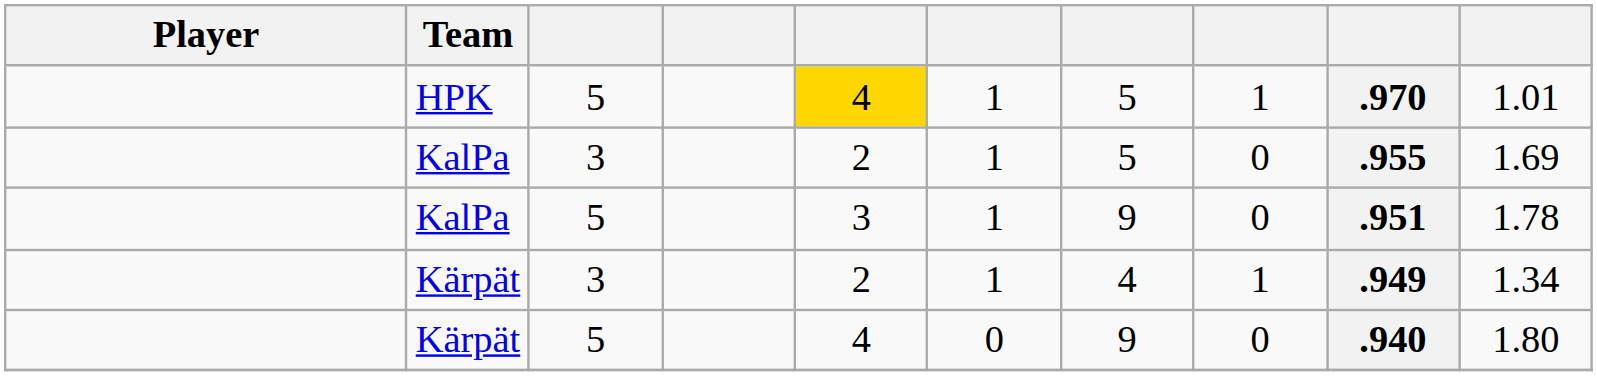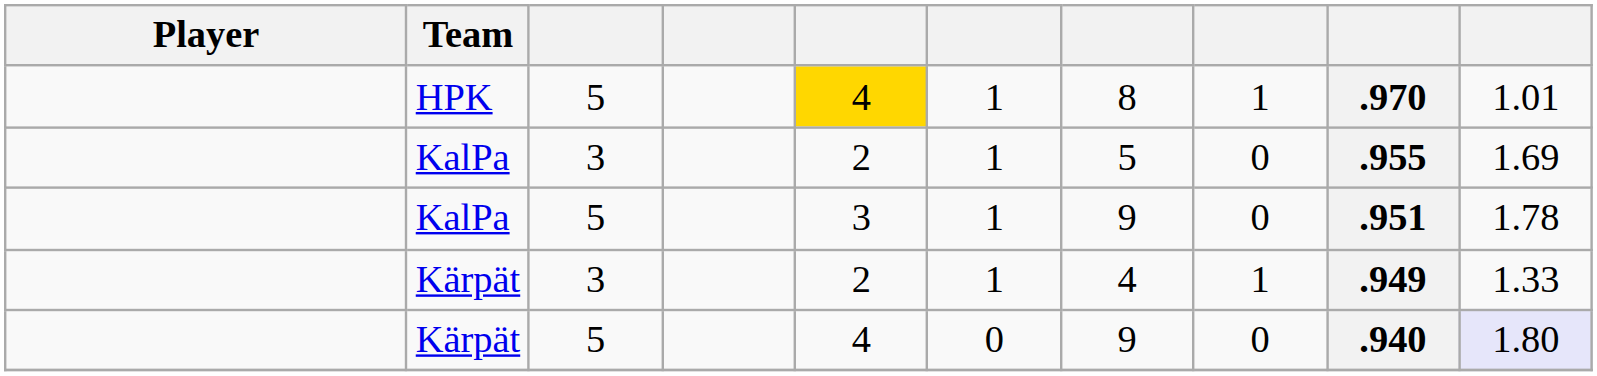(1127, 95) 5 -> (1127, 95) 8
(1526, 278) 1.34 -> (1526, 278) 1.33
(1526, 339) no background -> (1526, 339) lavender background
